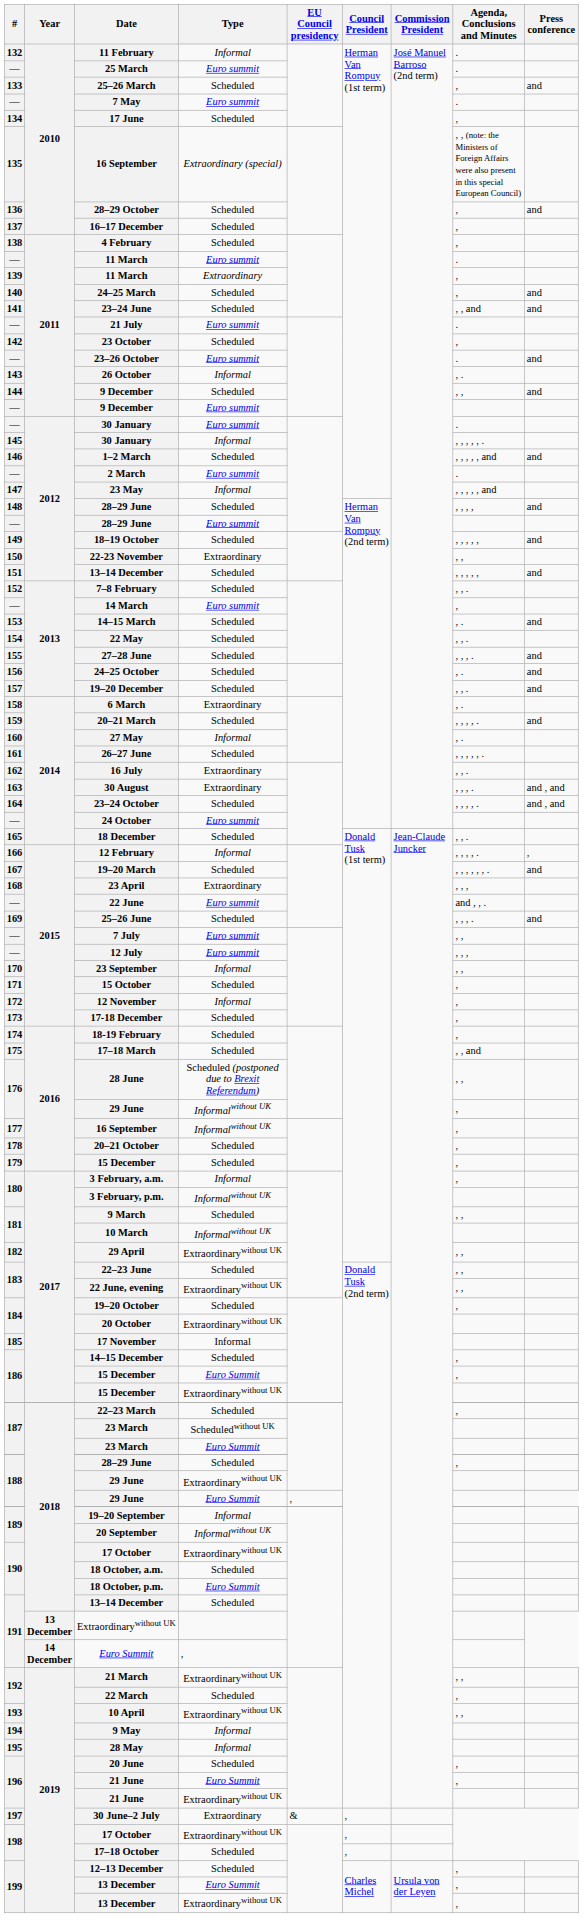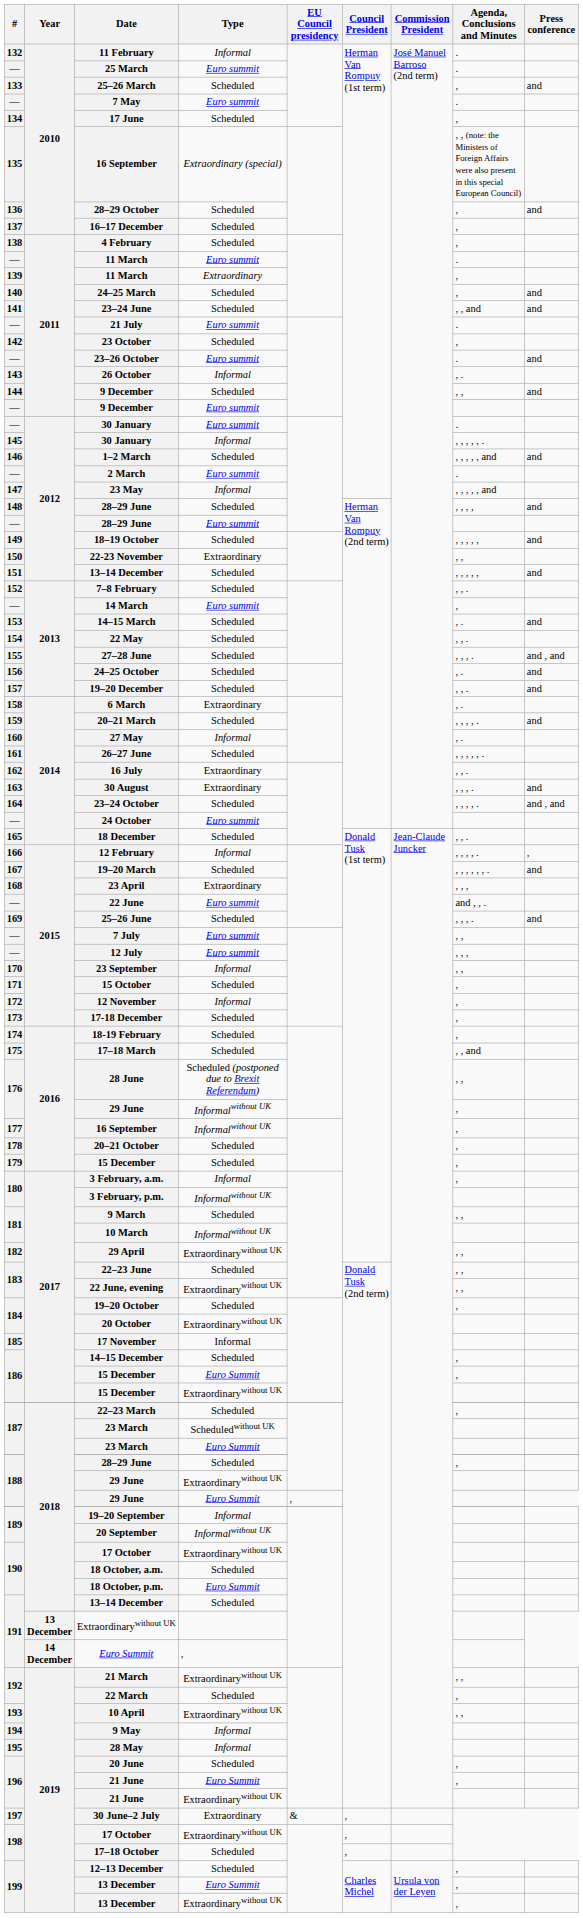(534, 655) and -> (546, 655) and , and
(546, 787) and , and -> (534, 787) and
